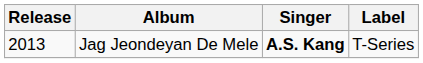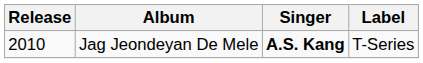(27, 44) 2013 -> (27, 44) 2010
